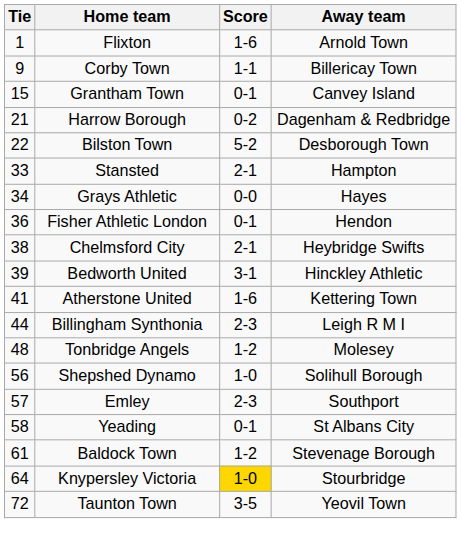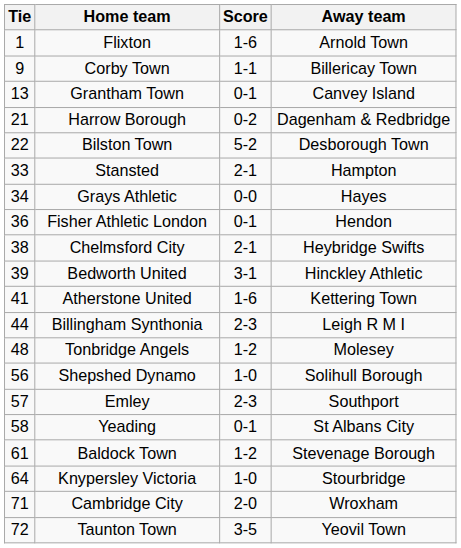(20, 94) 15 -> (20, 94) 13
(245, 478) gold background -> (245, 478) no background
+ row: (127, 504)
